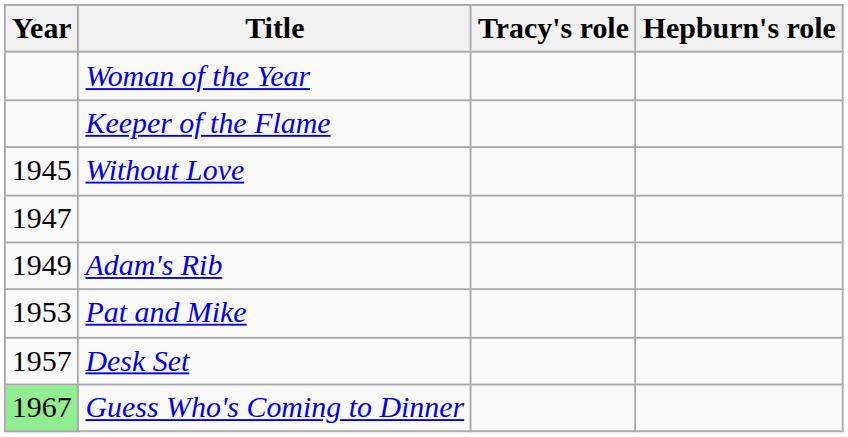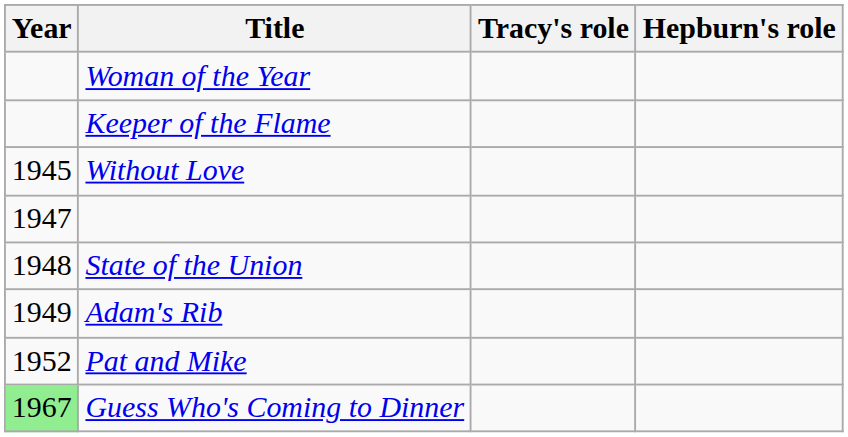+ row: (194, 265)
(42, 312) 1953 -> (42, 360) 1952
- row: (137, 360)
